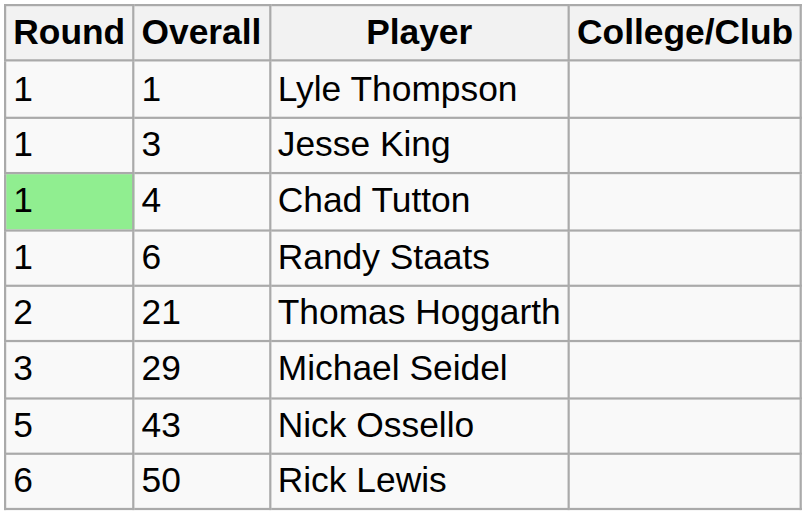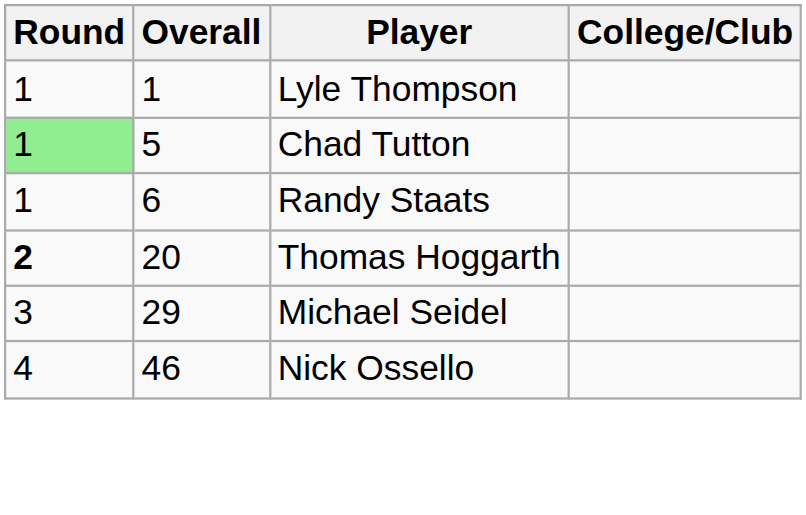- row: (364, 144)
(151, 200) 4 -> (151, 144) 5
(23, 312) normal -> (23, 256) bold
(161, 312) 21 -> (161, 256) 20
(23, 425) 5 -> (23, 369) 4
(161, 425) 43 -> (161, 369) 46
- row: (362, 481)
